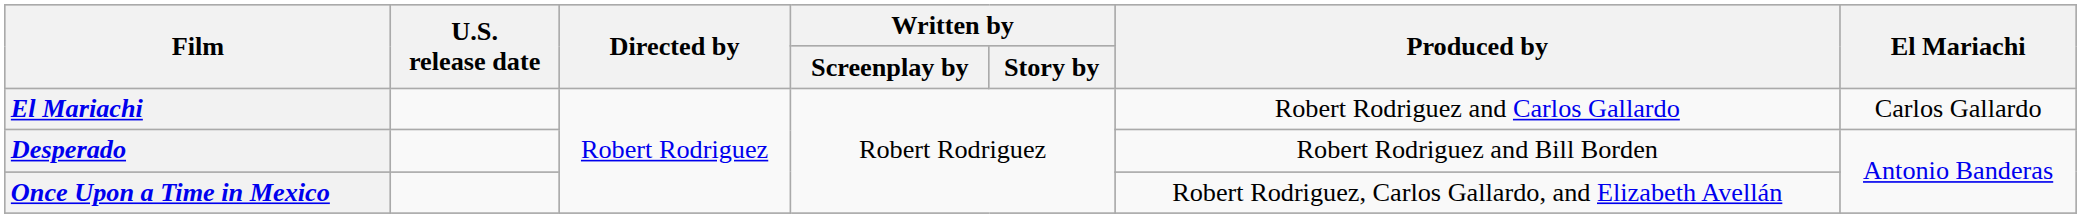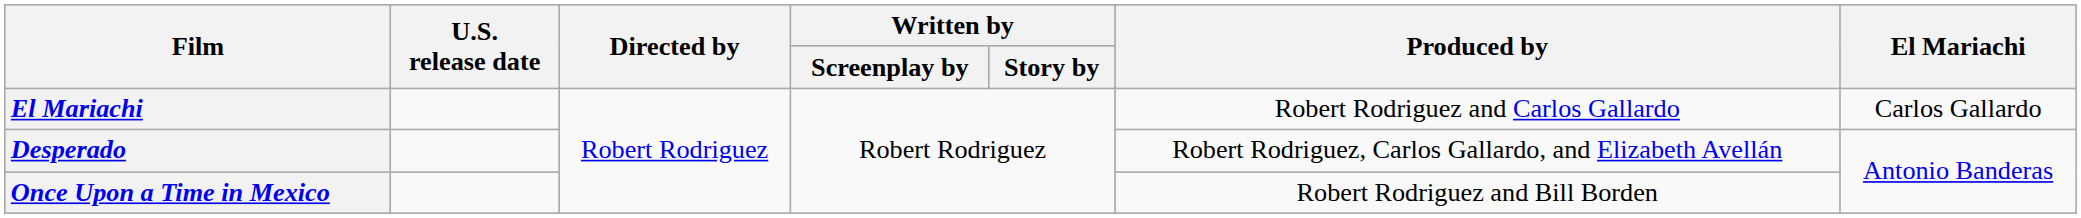(1477, 150) Robert Rodriguez and Bill Borden -> (1477, 150) Robert Rodriguez, Carlos Gallardo, and Elizabeth Avellán
(1477, 191) Robert Rodriguez, Carlos Gallardo, and Elizabeth Avellán -> (1477, 191) Robert Rodriguez and Bill Borden
